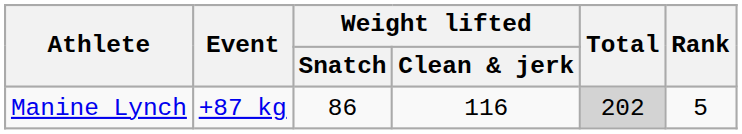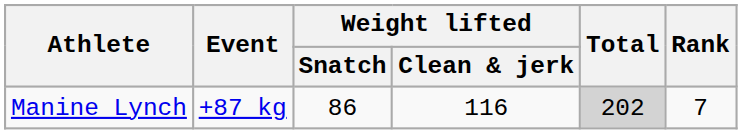(700, 107) 5 -> (700, 107) 7
